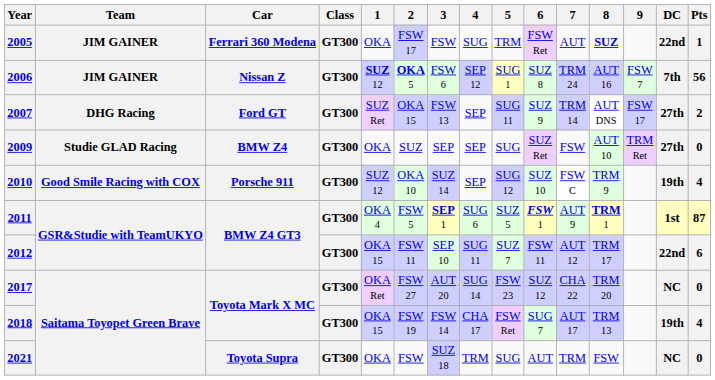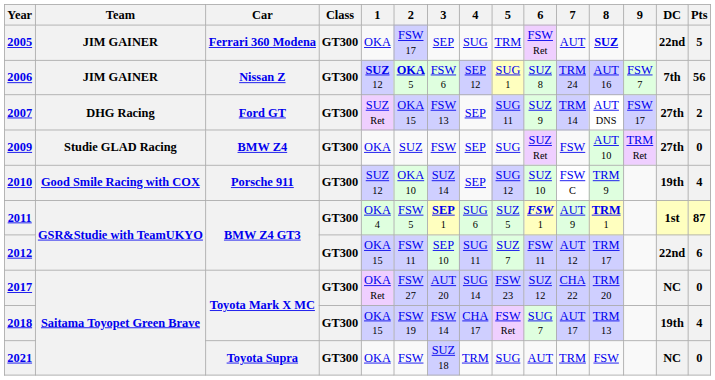(443, 42) FSW -> (443, 42) SEP
(699, 42) 1 -> (699, 42) 5
(443, 147) SEP -> (443, 147) FSW
